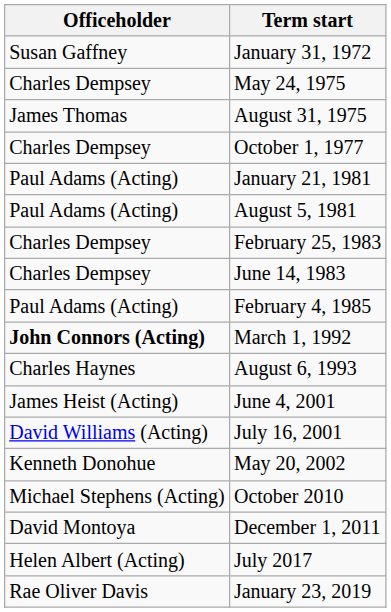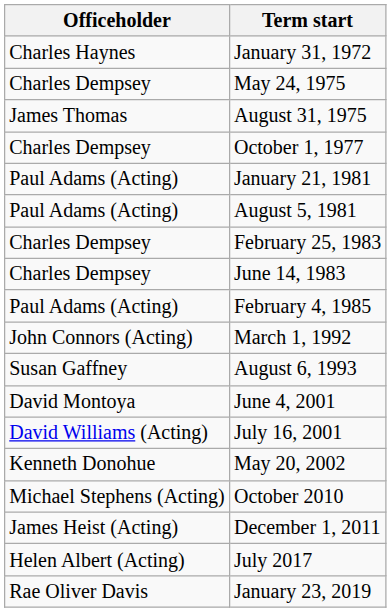(68, 52) Susan Gaffney -> (72, 52) Charles Haynes
(107, 337) bold -> (101, 337) normal
(72, 369) Charles Haynes -> (68, 369) Susan Gaffney
(94, 400) James Heist (Acting) -> (72, 400) David Montoya
(72, 527) David Montoya -> (94, 527) James Heist (Acting)
